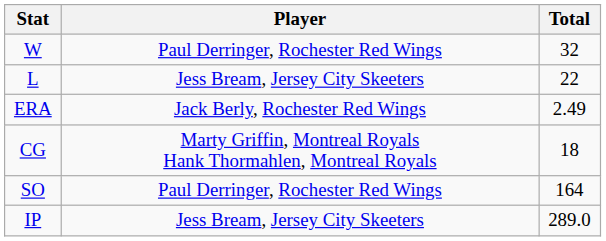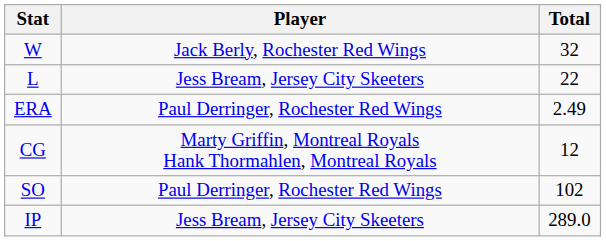(300, 49) Paul Derringer, Rochester Red Wings -> (300, 49) Jack Berly, Rochester Red Wings
(300, 109) Jack Berly, Rochester Red Wings -> (300, 109) Paul Derringer, Rochester Red Wings
(569, 149) 18 -> (569, 149) 12
(569, 190) 164 -> (569, 190) 102
